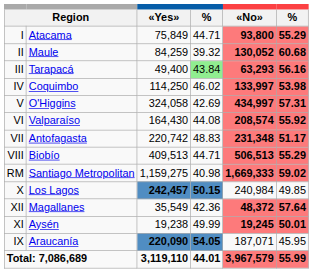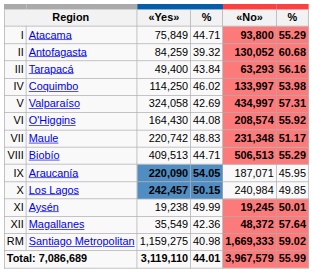(44, 52) Maule -> (58, 52) Antofagasta
(207, 69) lightgreen background -> (207, 69) no background
(52, 104) O'Higgins -> (54, 104) Valparaíso
(54, 121) Valparaíso -> (52, 121) O'Higgins
(58, 138) Antofagasta -> (44, 138) Maule
rows swapped: (19, 242) <-> (15, 173)
rows swapped: (19, 224) <-> (17, 207)
